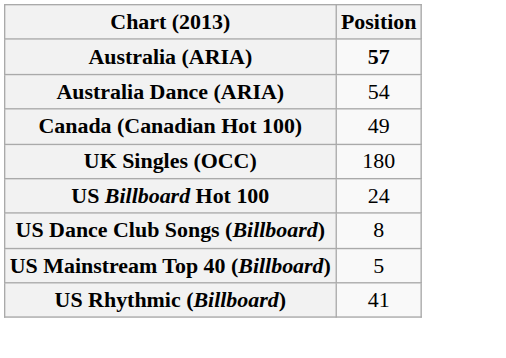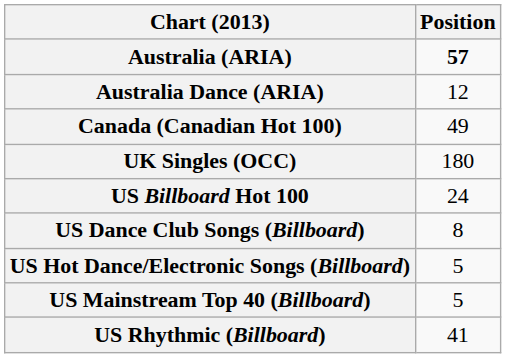(379, 91) 54 -> (458, 91) 12
+ row: (210, 265)
